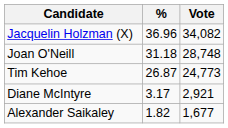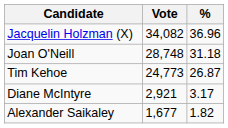columns swapped: (202, 14) <-> (161, 14)
